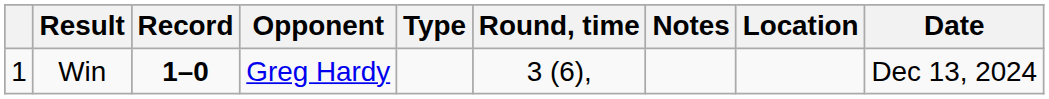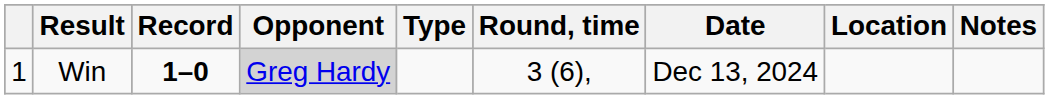columns swapped: (954, 26) <-> (691, 26)
(318, 70) no background -> (318, 70) lightgrey background
